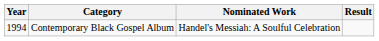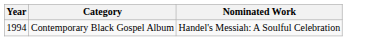- column: (358, 12)
